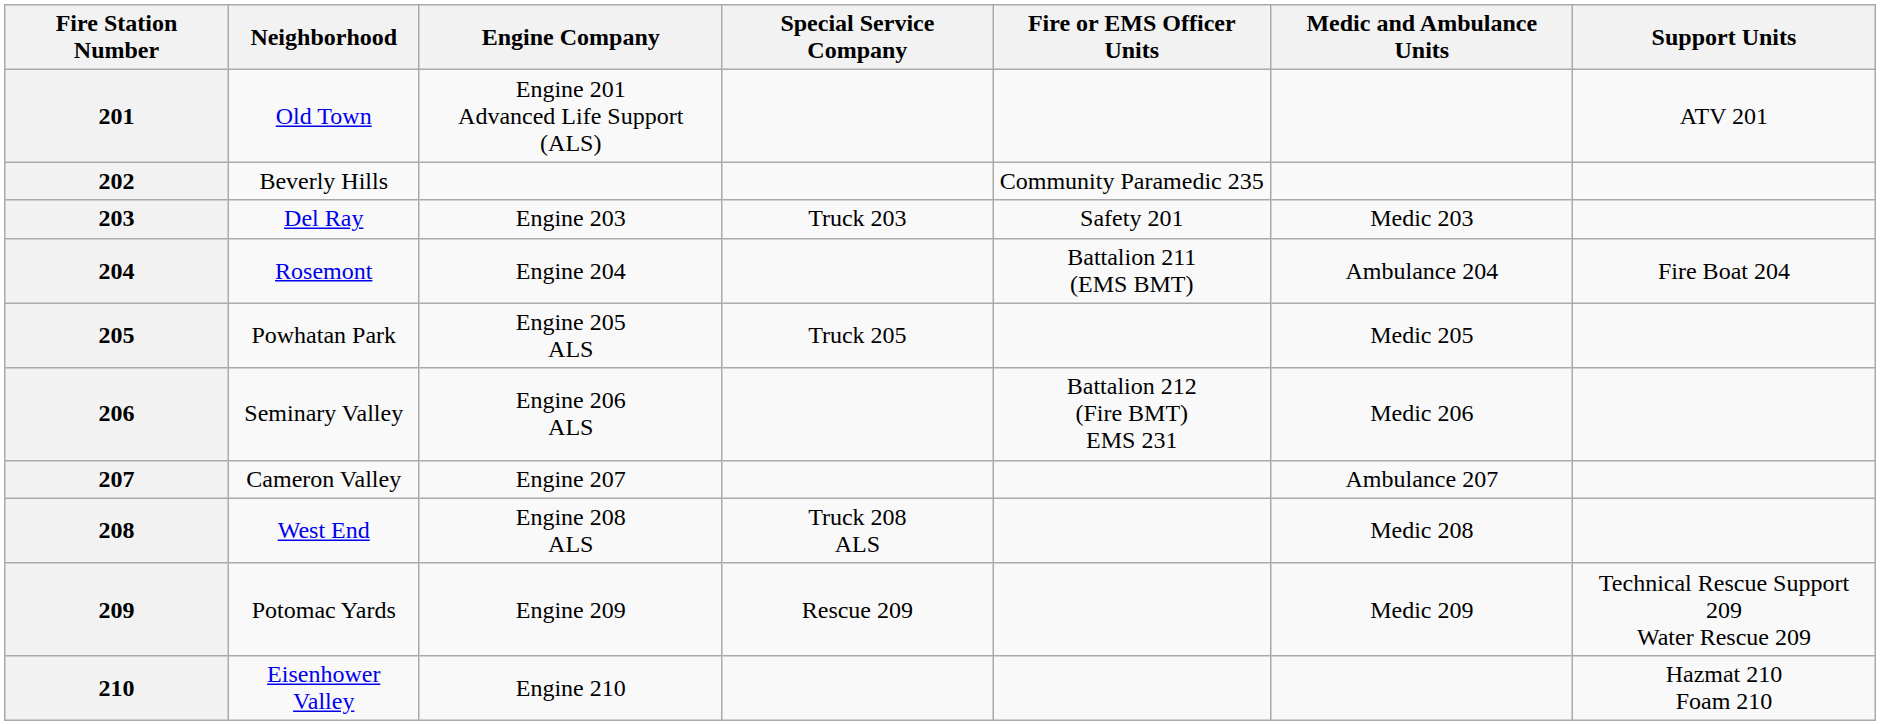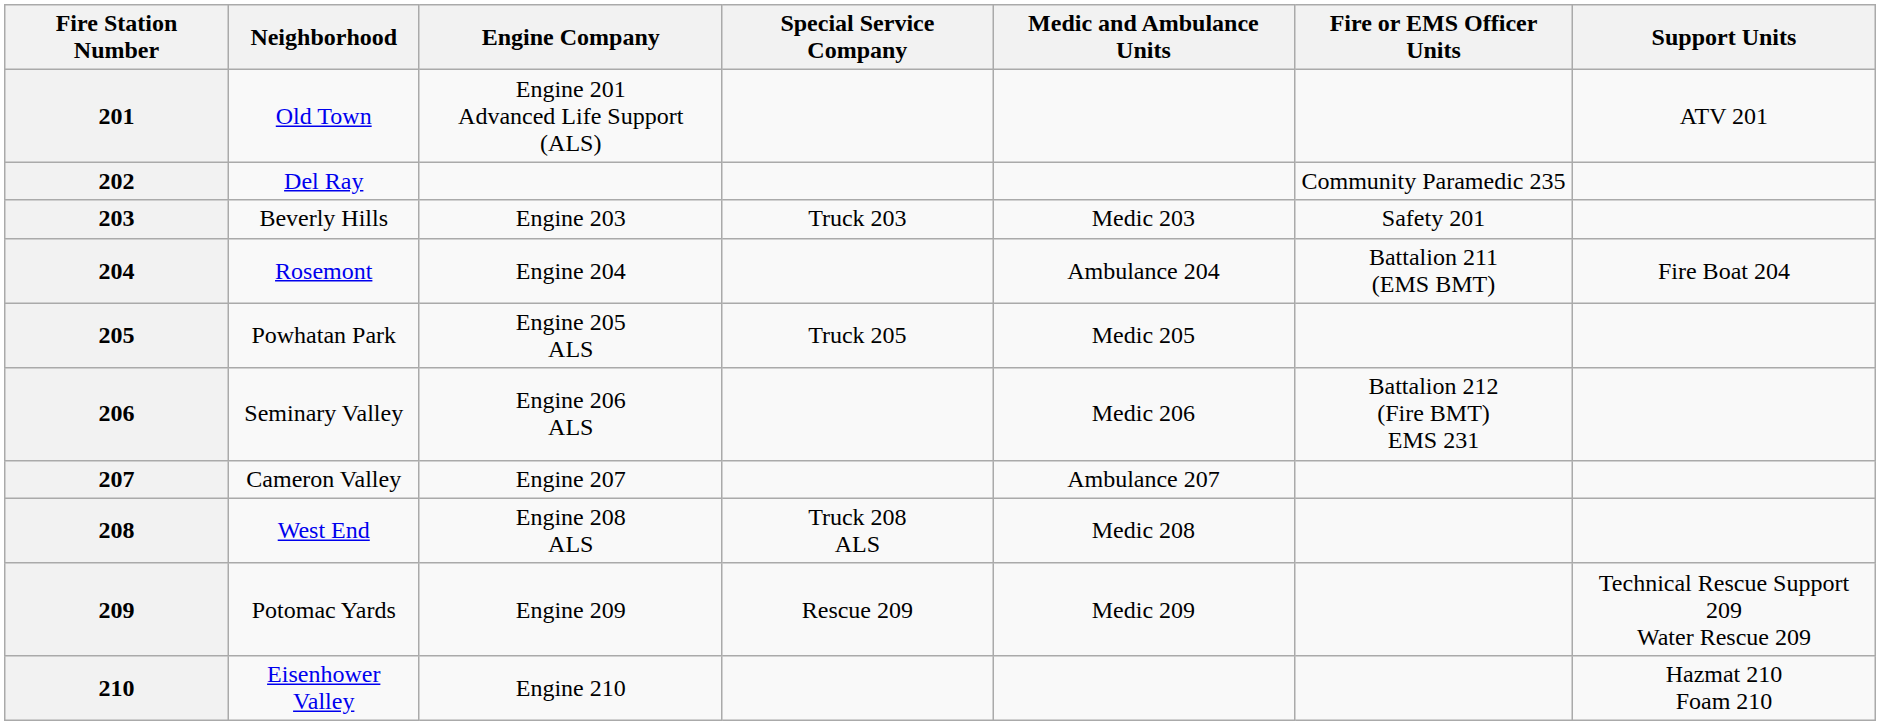columns swapped: (1422, 37) <-> (1132, 37)
(324, 180) Beverly Hills -> (324, 180) Del Ray
(324, 218) Del Ray -> (324, 218) Beverly Hills
